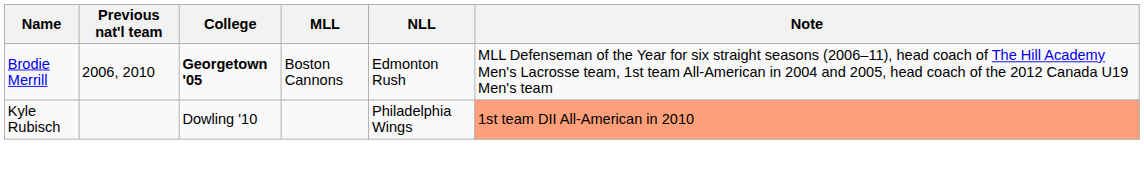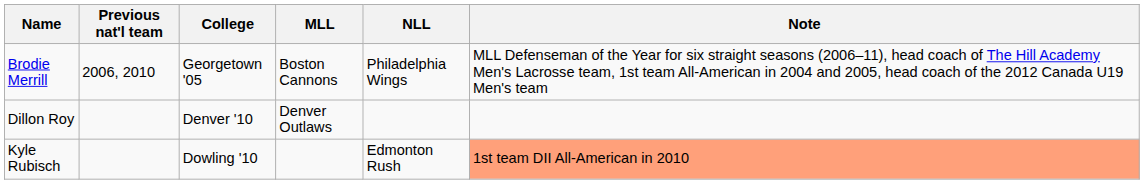(225, 71) bold -> (222, 71) normal
(405, 71) Edmonton Rush -> (406, 71) Philadelphia Wings
+ row: (41, 119)
(412, 119) Philadelphia Wings -> (400, 159) Edmonton Rush
